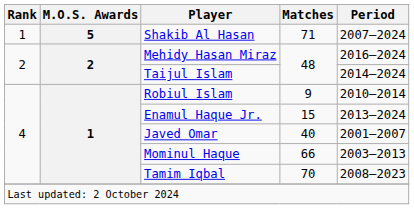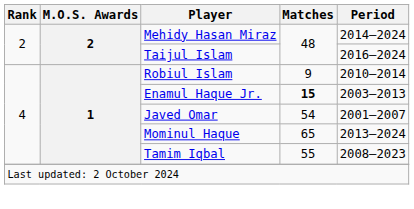- row: (199, 34)
(373, 54) 2016–2024 -> (373, 34) 2014–2024
(373, 74) 2014–2024 -> (373, 54) 2016–2024
(308, 114) normal -> (308, 94) bold
(373, 114) 2013–2024 -> (373, 94) 2003–2013
(308, 134) 40 -> (308, 114) 54
(308, 154) 66 -> (308, 134) 65
(373, 154) 2003–2013 -> (373, 134) 2013–2024
(308, 174) 70 -> (308, 154) 55
